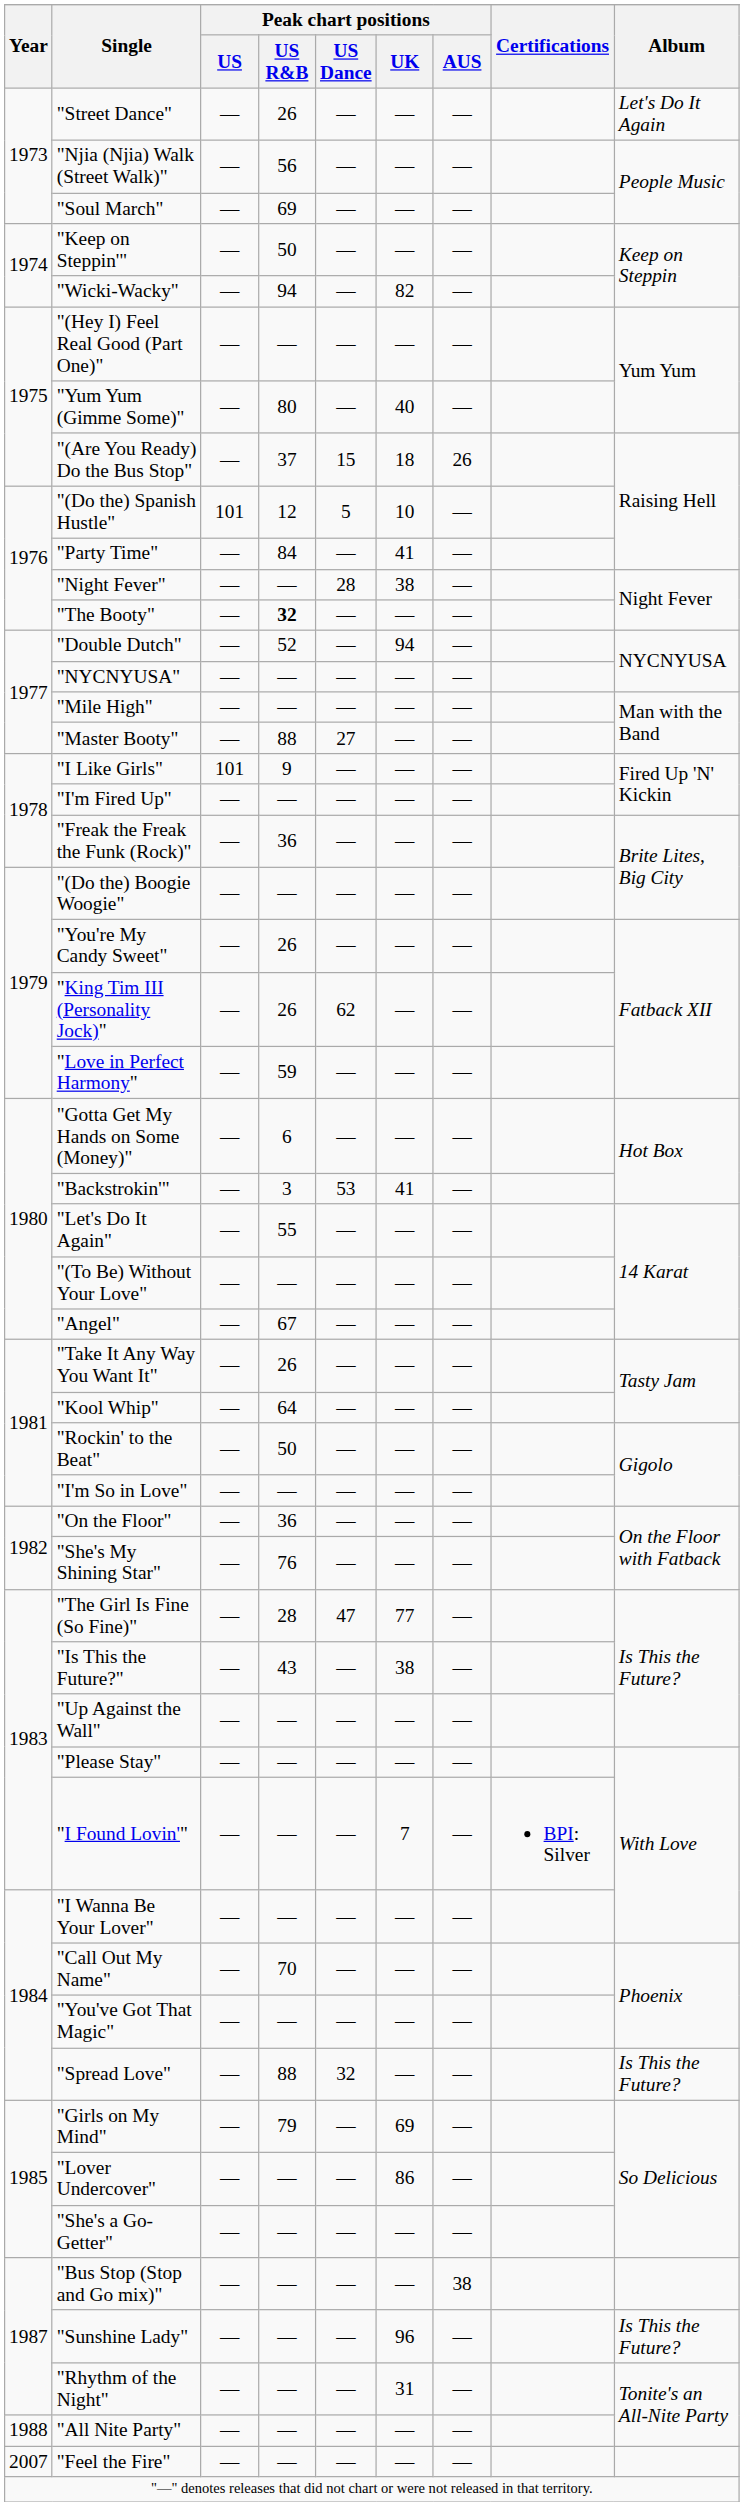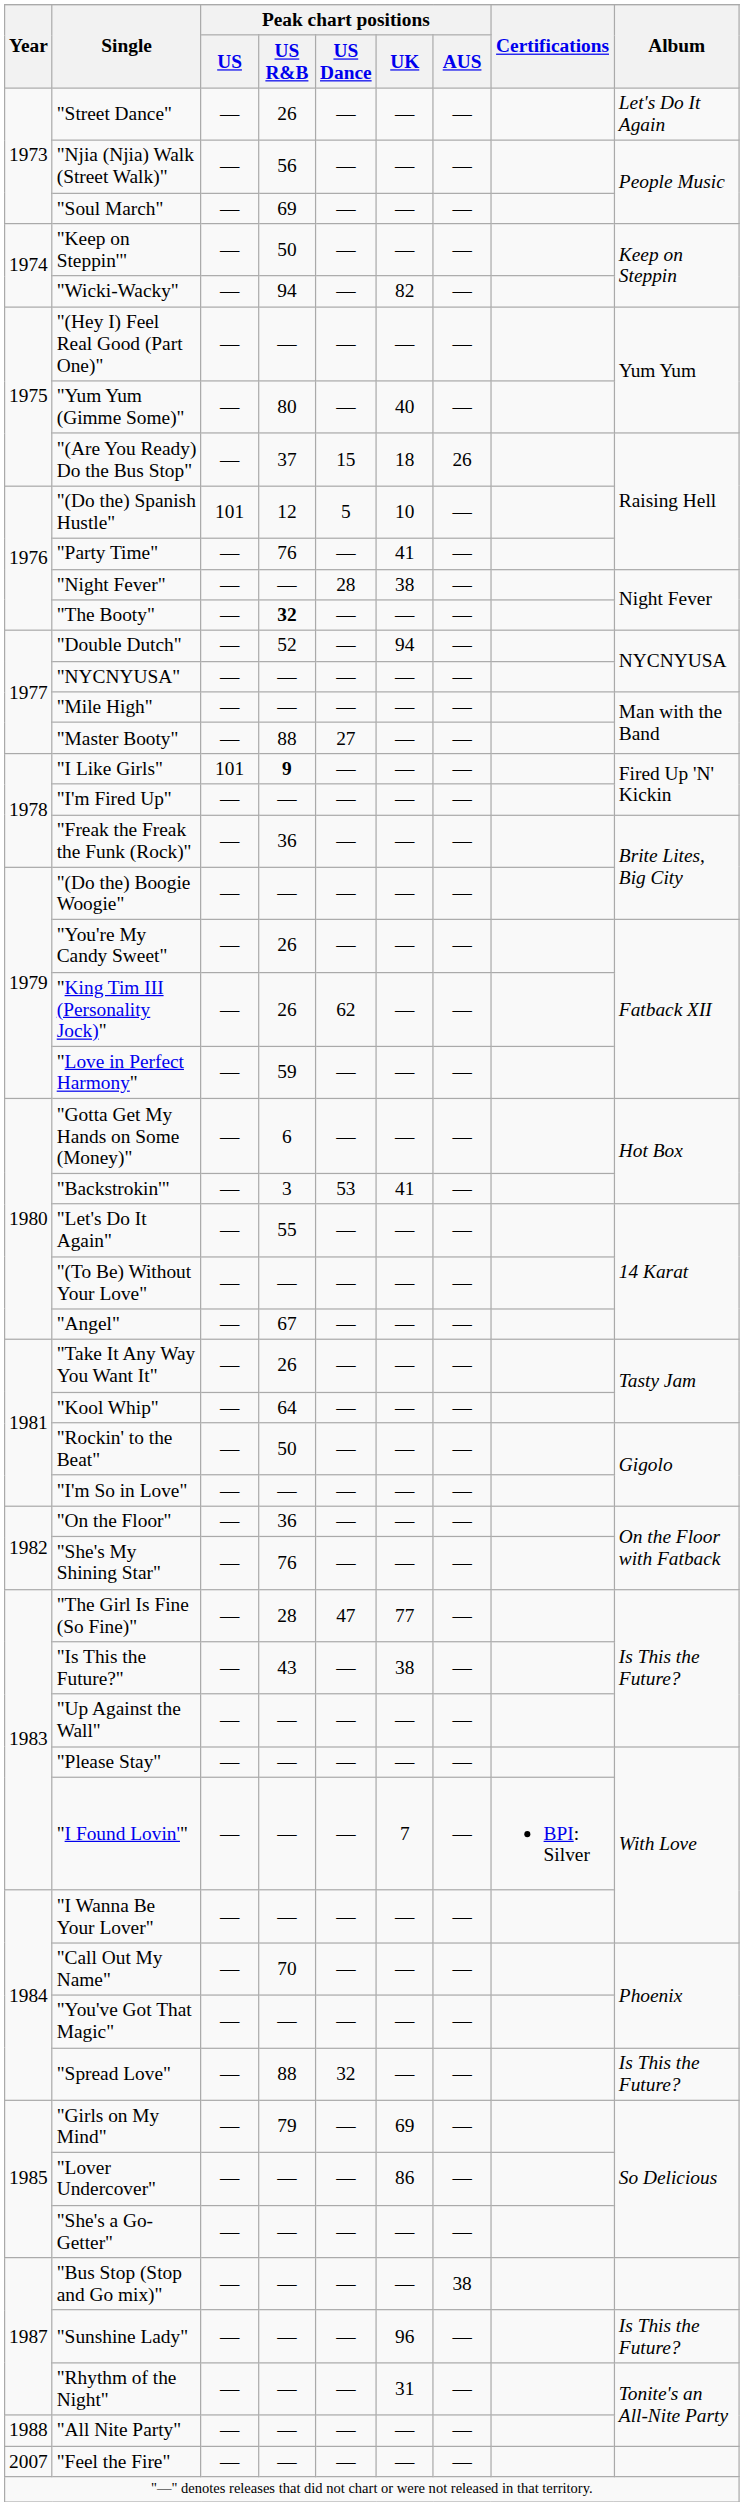(287, 553) 84 -> (287, 553) 76
(287, 768) normal -> (287, 768) bold
